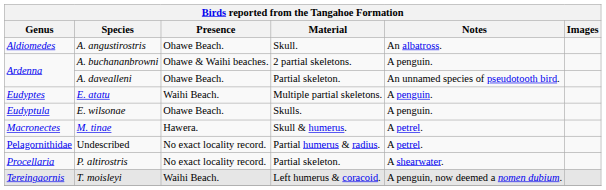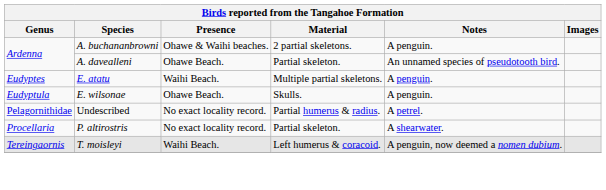- row: (111, 45)
- row: (94, 128)
